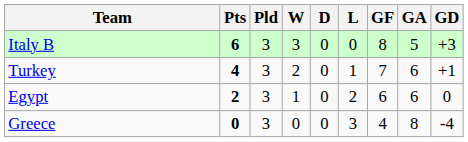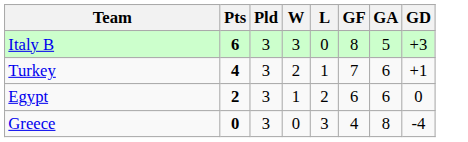- column: (324, 17)
